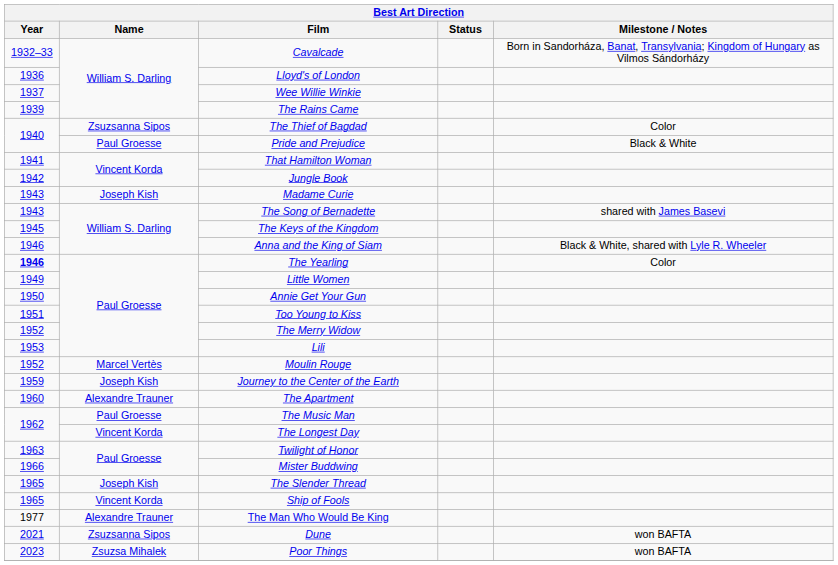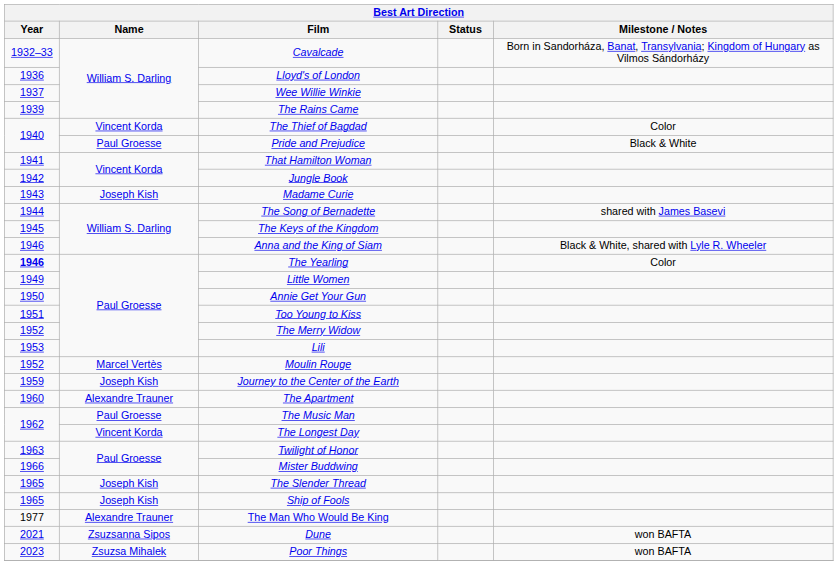(129, 127) Zsuzsanna Sipos -> (129, 127) Vincent Korda
(32, 212) 1943 -> (32, 212) 1944
(129, 501) Vincent Korda -> (129, 501) Joseph Kish
